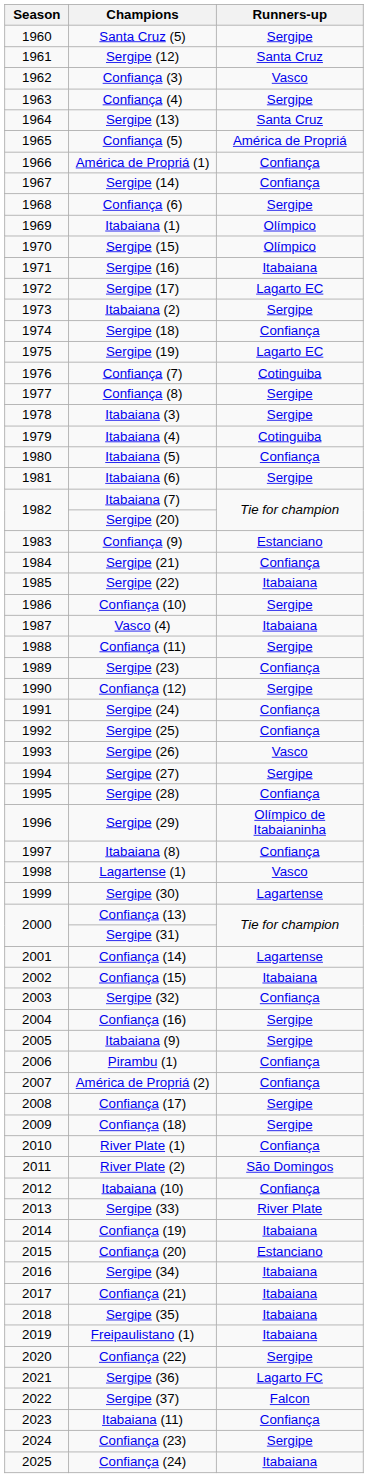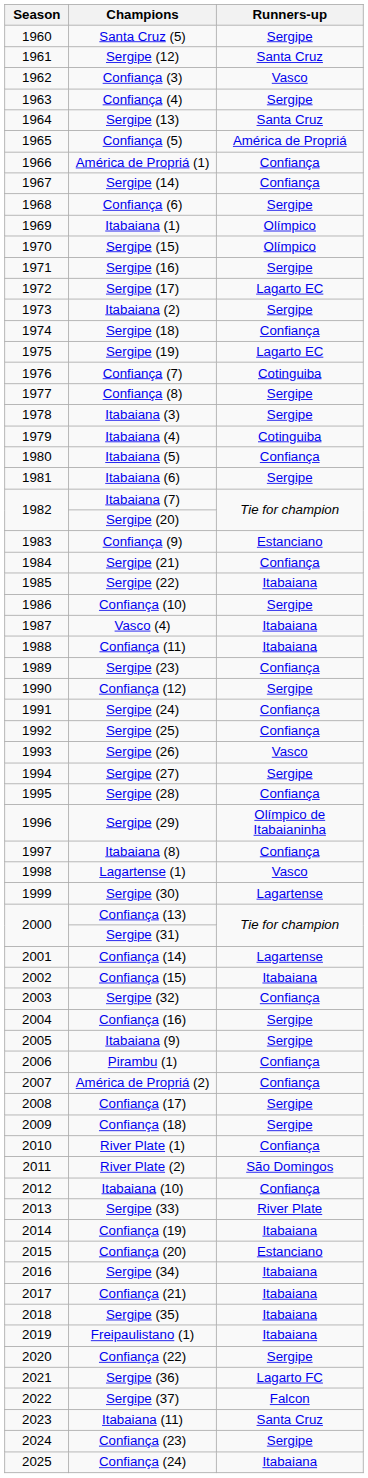(290, 267) Itabaiana -> (290, 267) Sergipe
(290, 646) Sergipe -> (290, 646) Itabaiana
(290, 1420) Confiança -> (290, 1420) Santa Cruz
